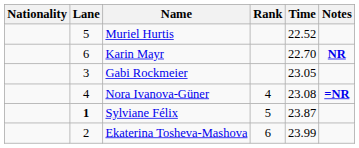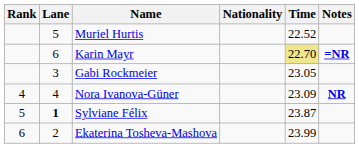columns swapped: (268, 14) <-> (37, 14)
(302, 53) no background -> (302, 53) khaki background
(337, 53) NR -> (337, 53) =NR
(302, 93) 23.08 -> (302, 93) 23.09
(337, 93) =NR -> (337, 93) NR
